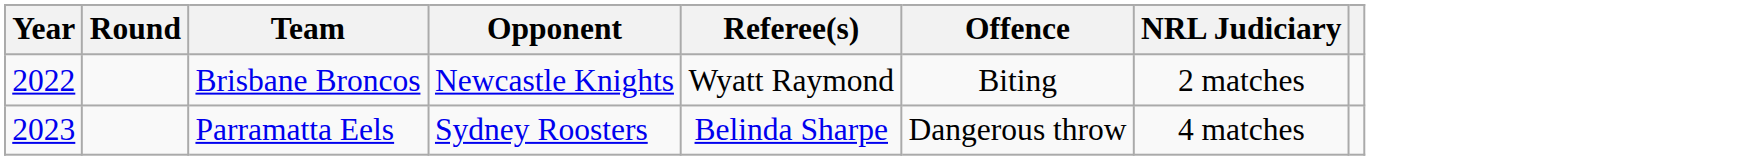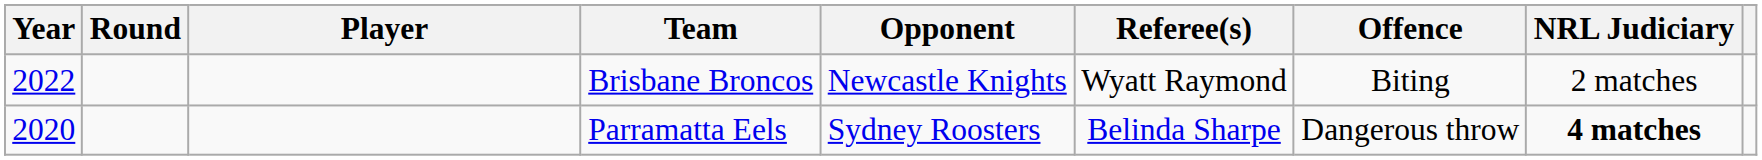+ column: (385, 29)
(44, 129) 2023 -> (44, 129) 2020
(1241, 129) normal -> (1634, 129) bold
